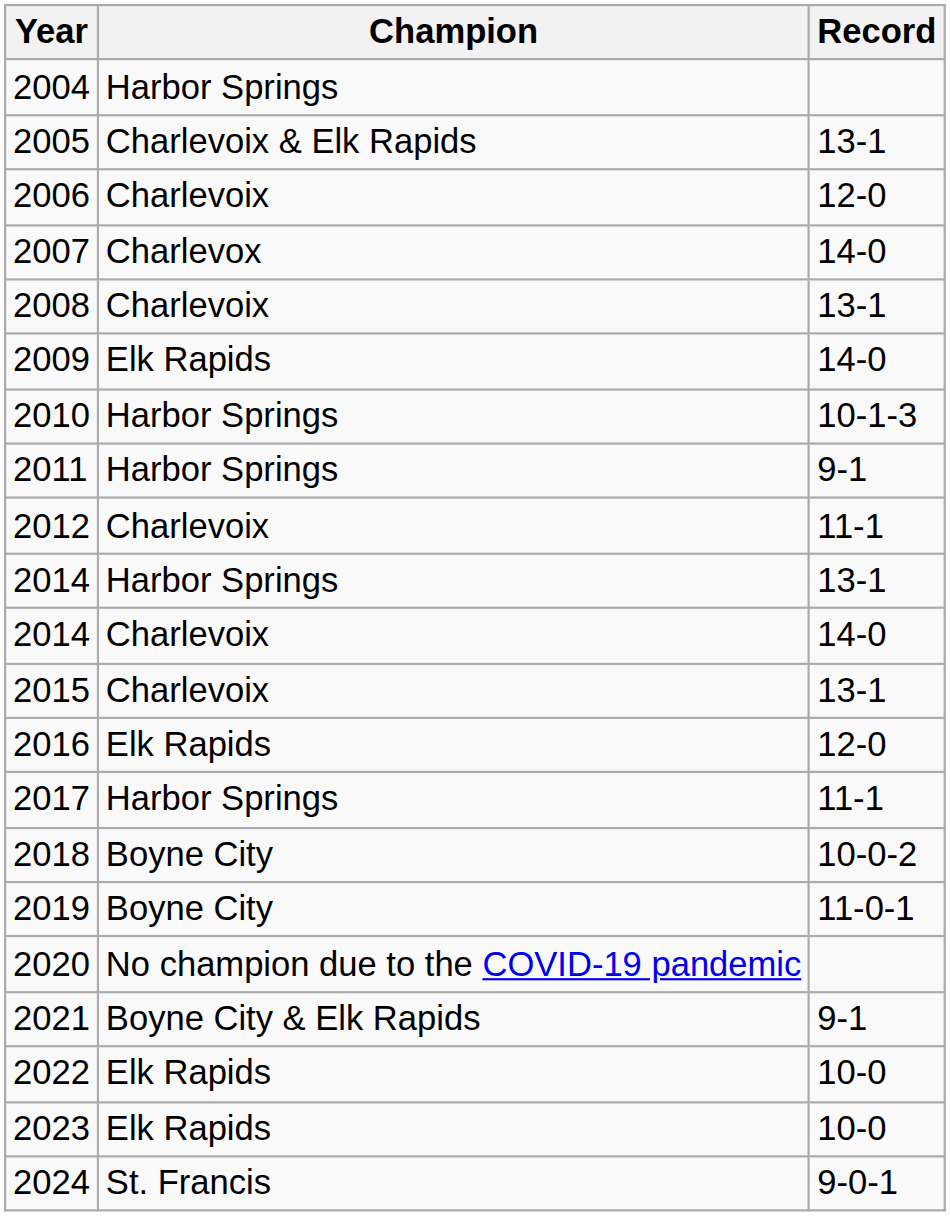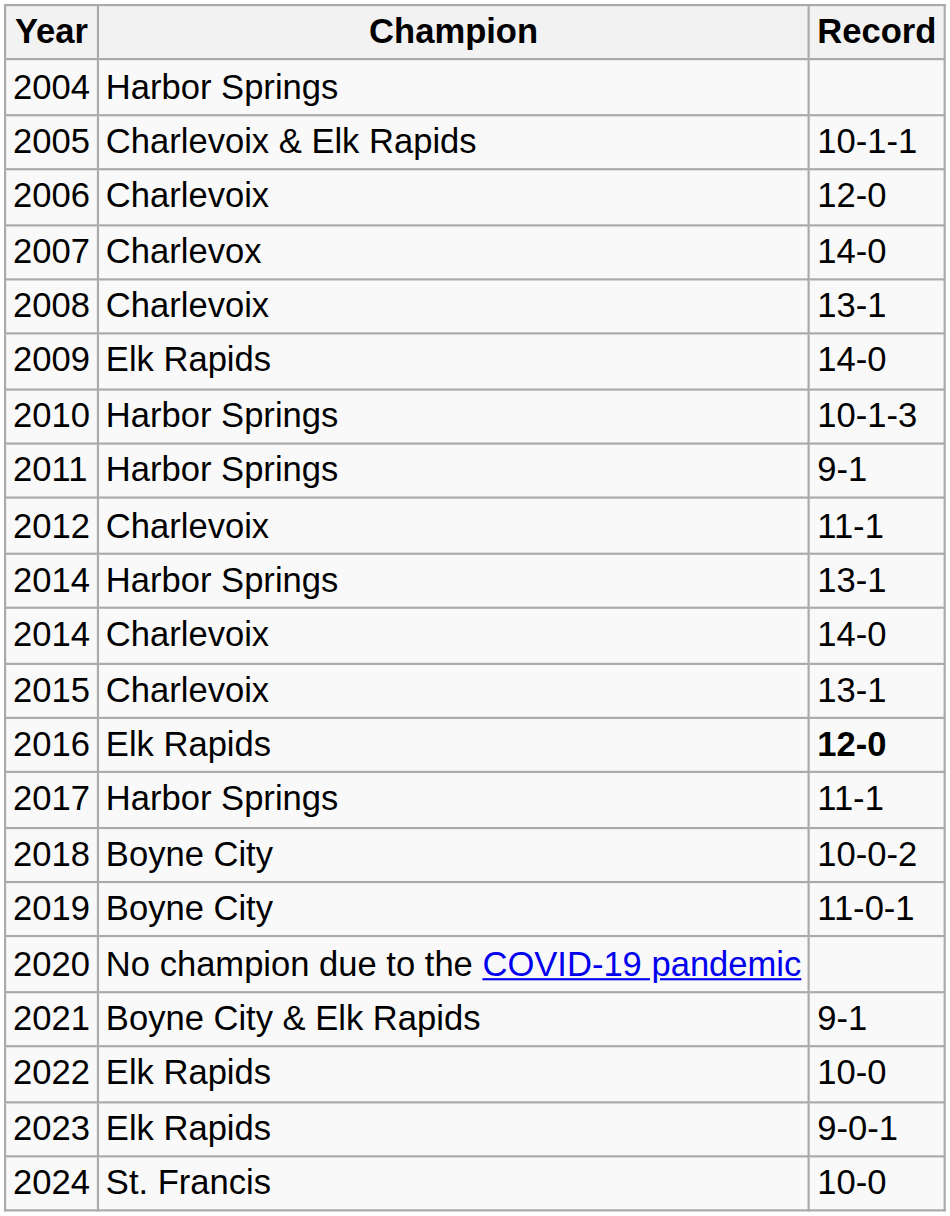(852, 141) 13-1 -> (867, 141) 10-1-1
(852, 744) normal -> (852, 744) bold
(852, 1128) 10-0 -> (858, 1128) 9-0-1
(858, 1182) 9-0-1 -> (852, 1182) 10-0
